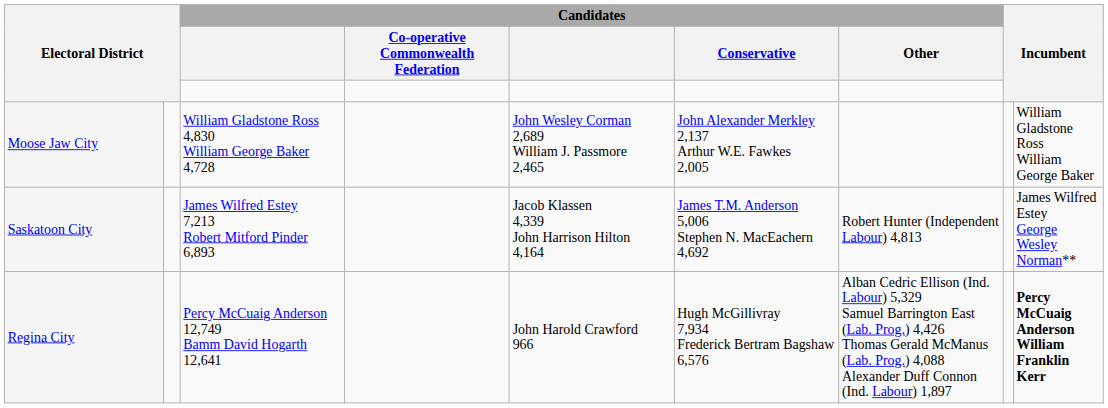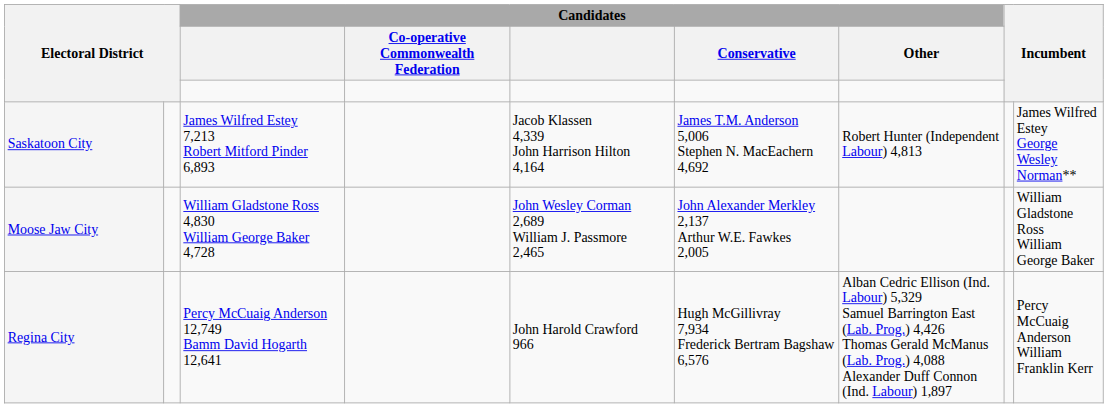rows swapped: (53, 144) <-> (50, 229)
(1046, 337) bold -> (1055, 337) normal
